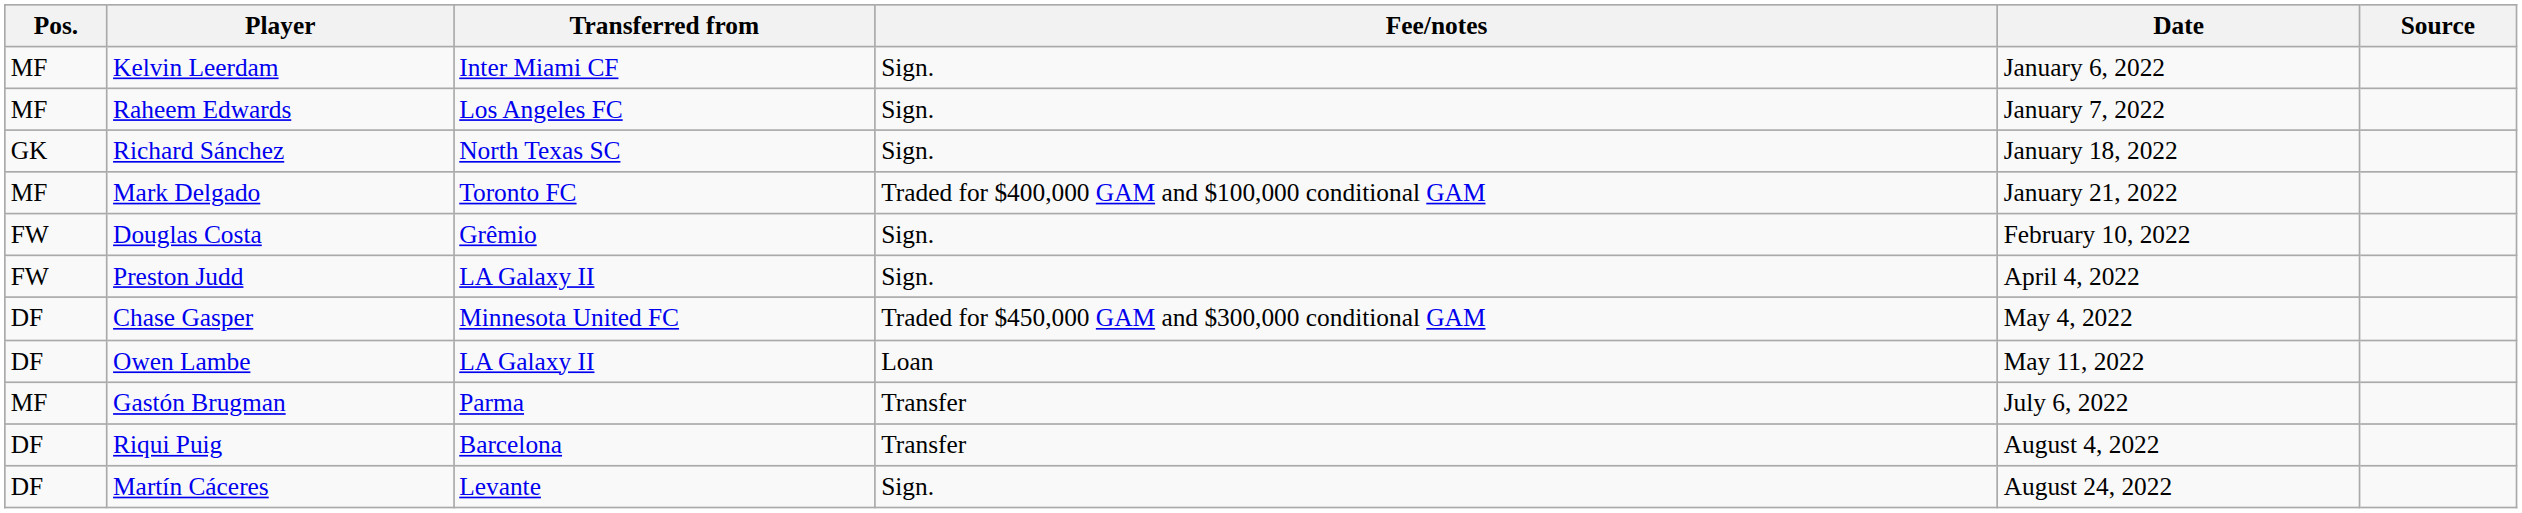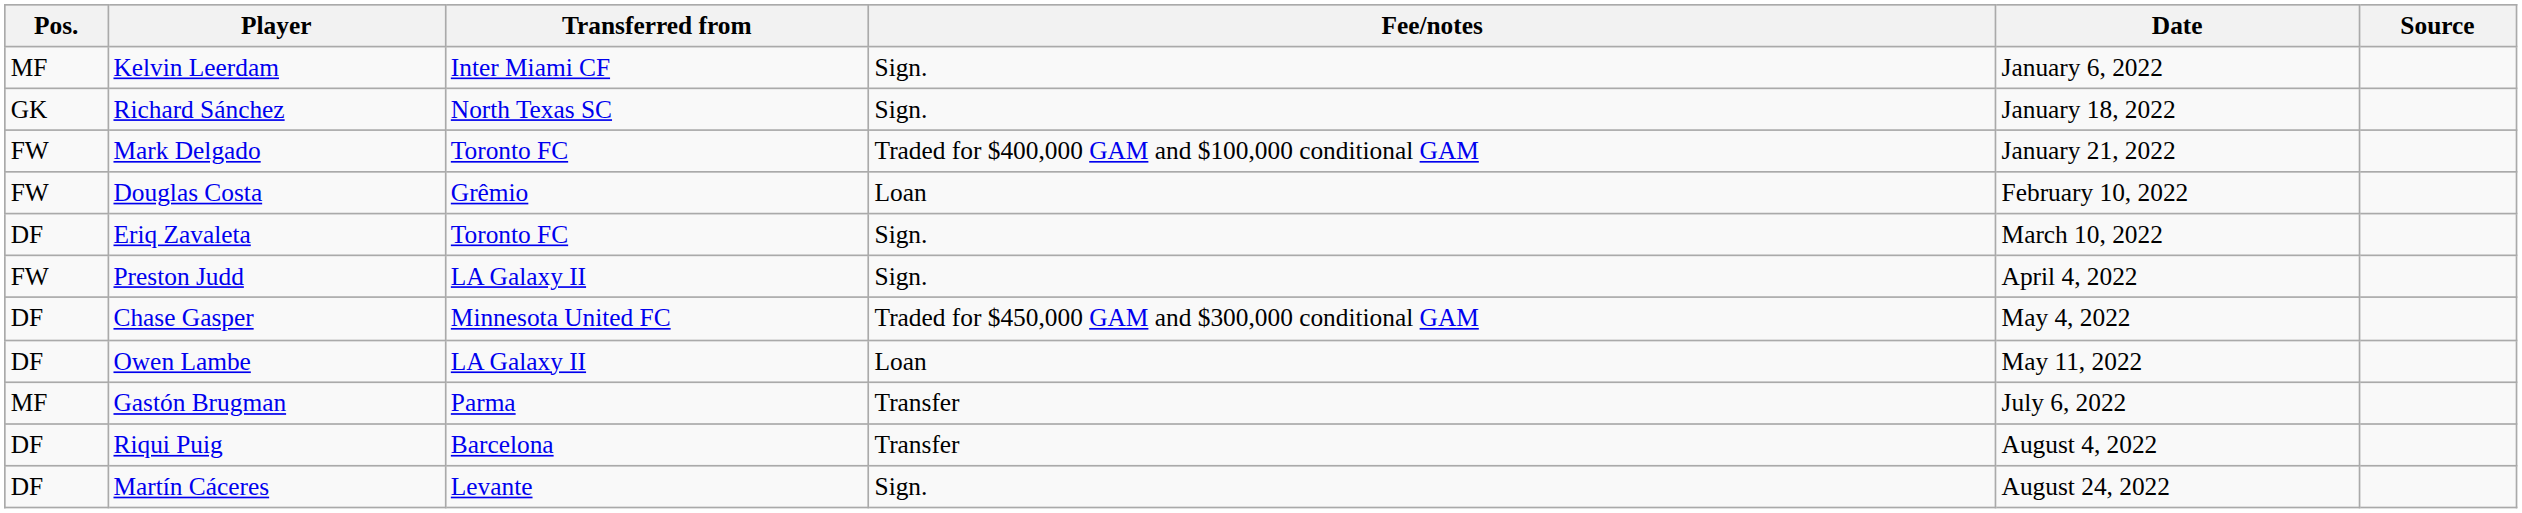- row: (202, 109)
(29, 193) MF -> (30, 151) FW
(908, 234) Sign. -> (901, 193) Loan
+ row: (182, 234)
